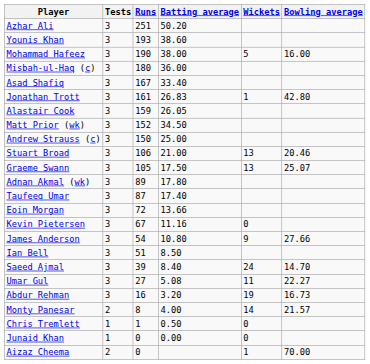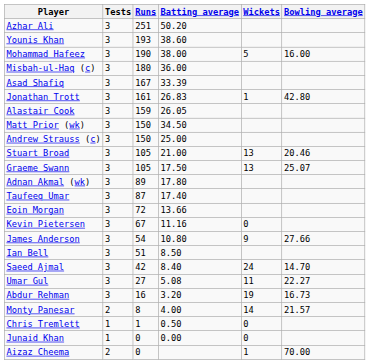(174, 82) 33.40 -> (174, 82) 33.39
(143, 125) 152 -> (143, 125) 150
(143, 153) 106 -> (143, 153) 105
(141, 267) 39 -> (141, 267) 42
